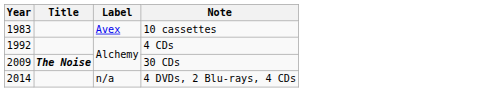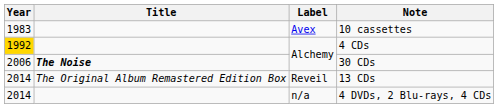(19, 46) no background -> (19, 46) gold background
(19, 62) 2009 -> (19, 62) 2006
+ row: (357, 79)
